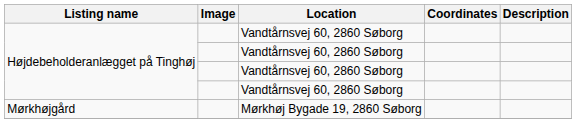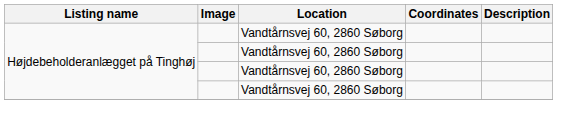- row: (41, 109)
